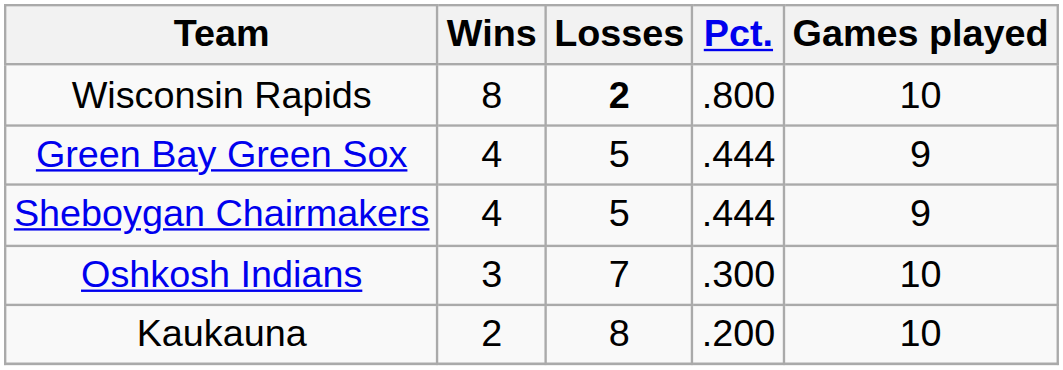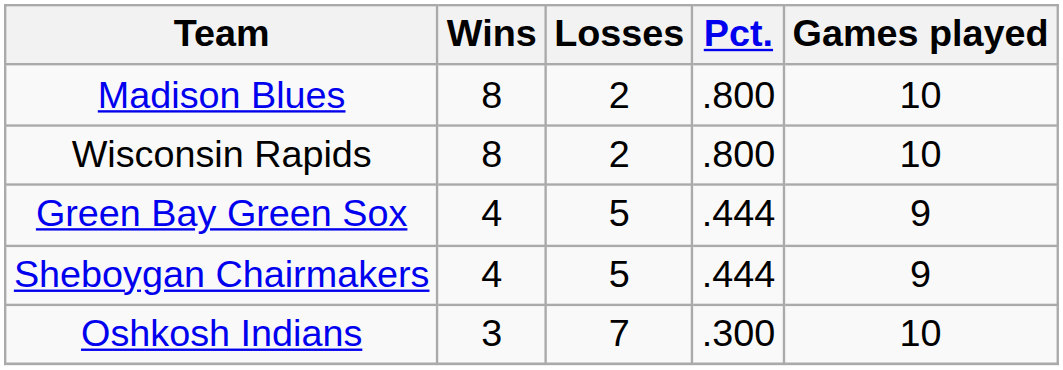+ row: (222, 94)
(619, 94) bold -> (619, 154) normal
- row: (222, 333)
